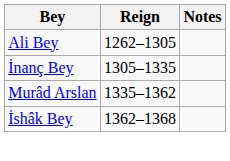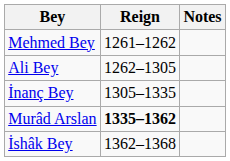+ row: (52, 42)
(140, 93) normal -> (140, 118) bold
